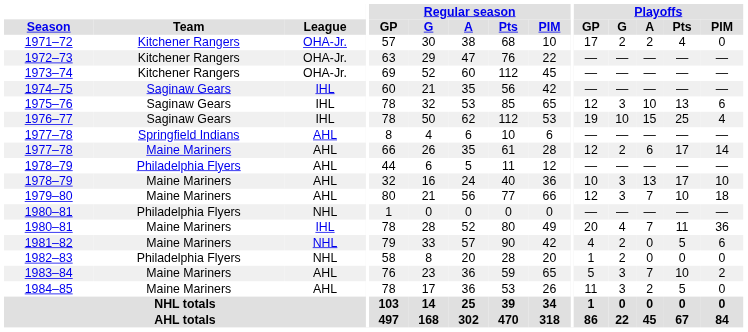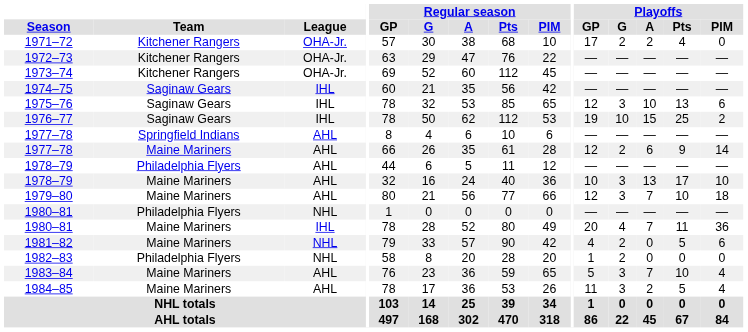(722, 119) 4 -> (722, 119) 2
(682, 150) 17 -> (682, 150) 9
(722, 273) 2 -> (722, 273) 4
(722, 289) 0 -> (722, 289) 4
